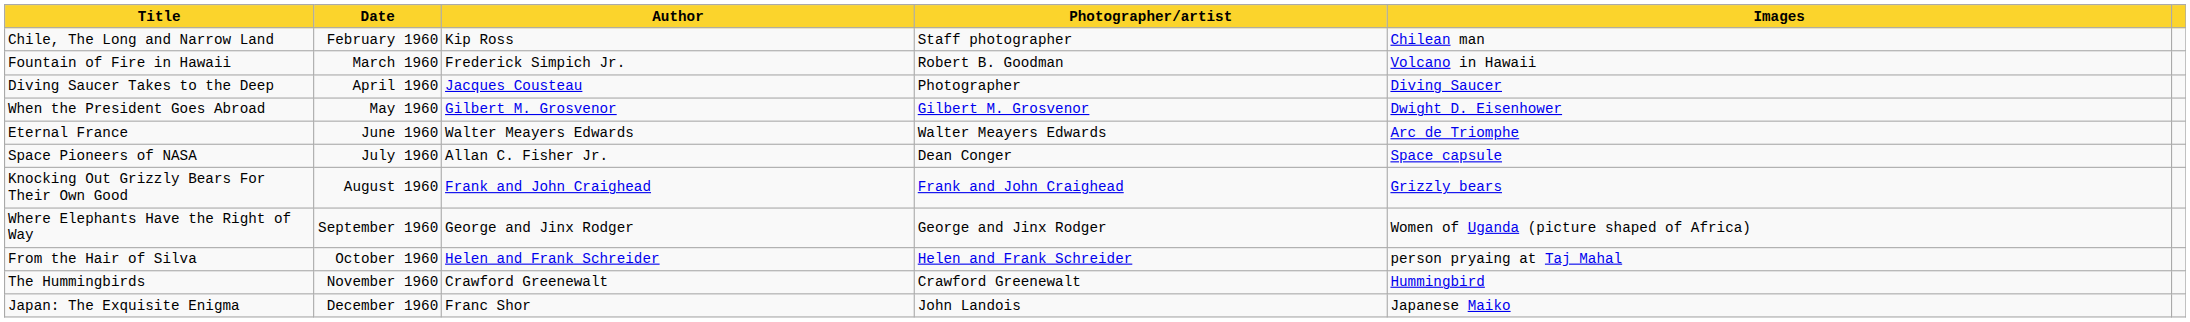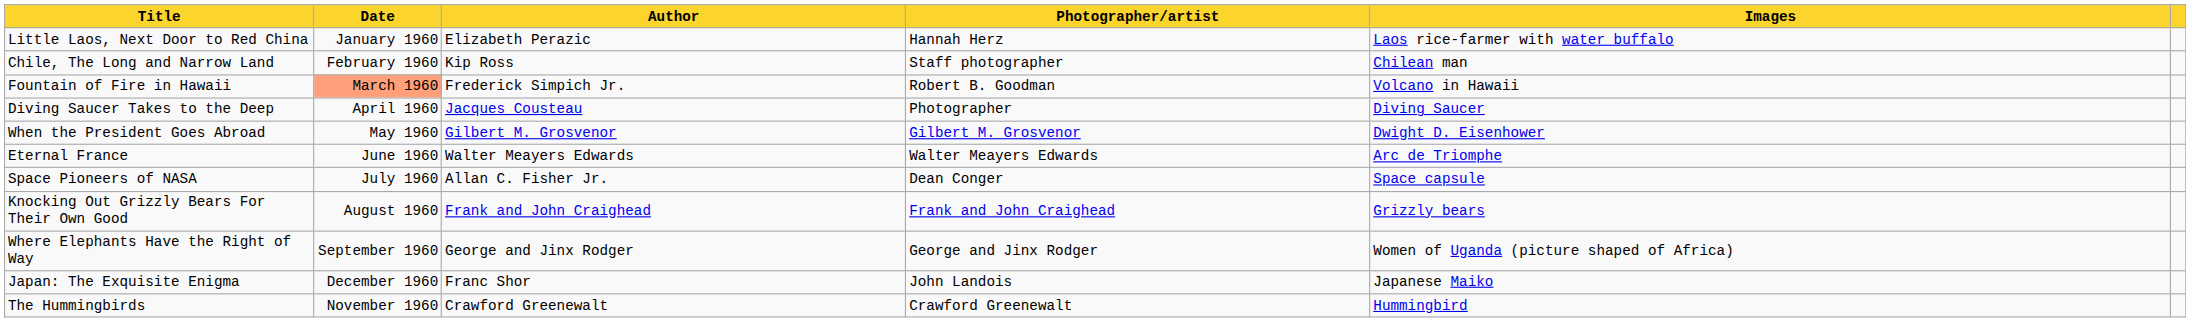+ row: (158, 40)
(395, 63) no background -> (395, 86) lightsalmon background
- row: (102, 259)
rows swapped: (77, 282) <-> (124, 306)
